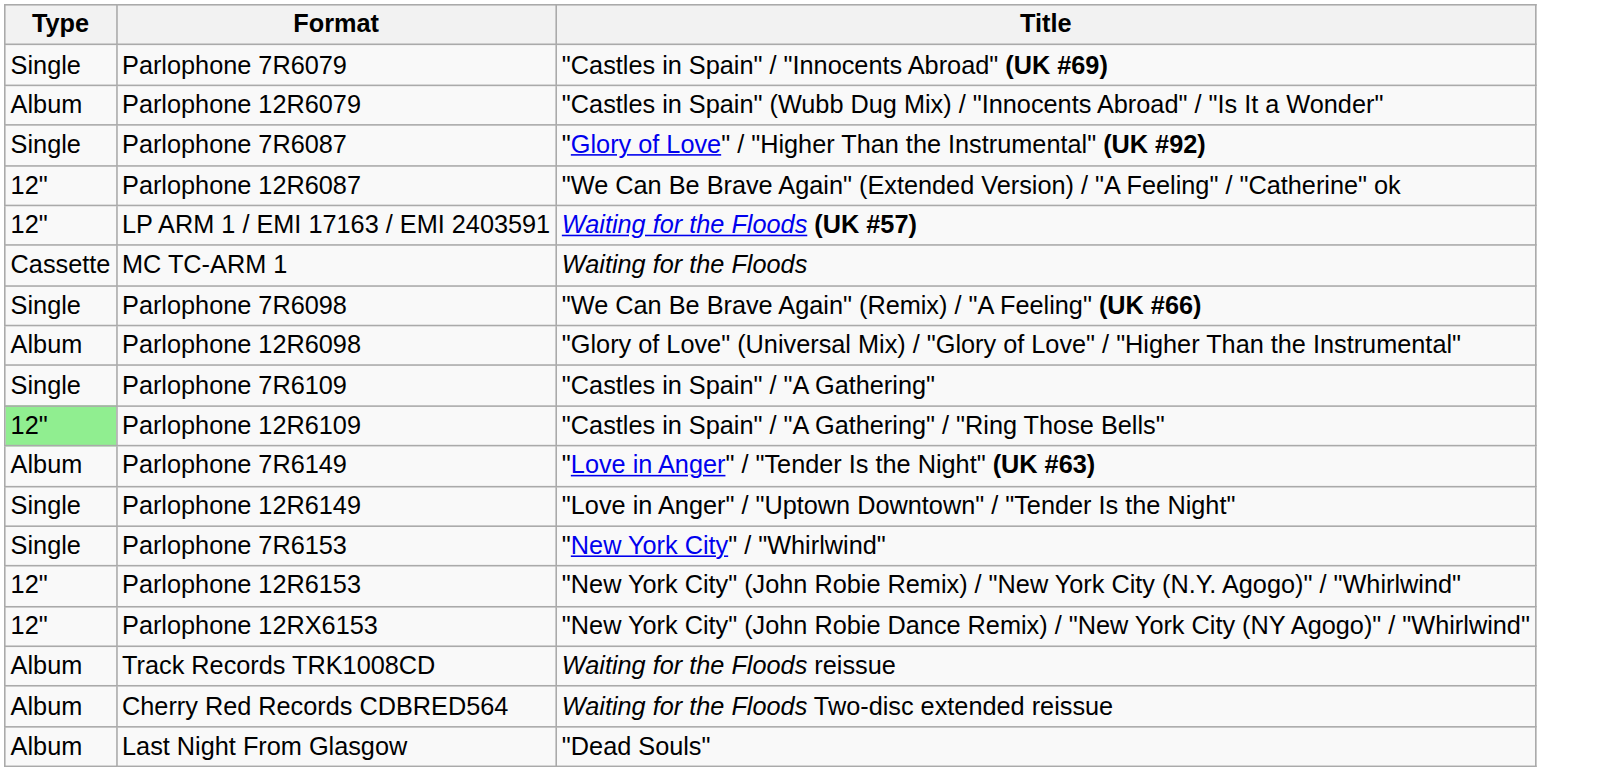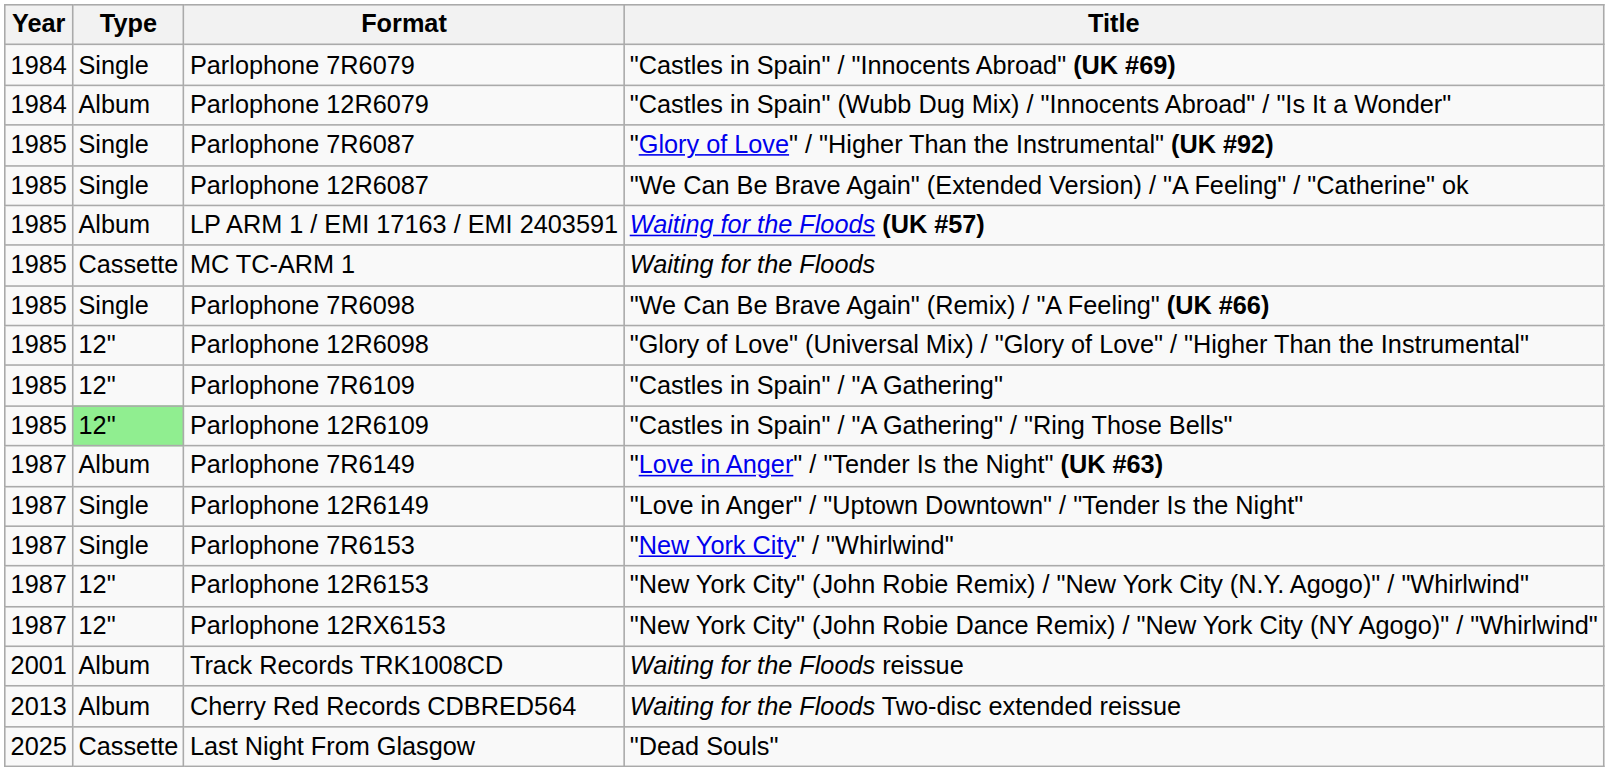+ column: (39, 24)
(29, 184) 12" -> (114, 184) Single
(29, 225) 12" -> (114, 225) Album
(46, 345) Album -> (97, 345) 12"
(46, 385) Single -> (97, 385) 12"
(46, 746) Album -> (128, 746) Cassette
